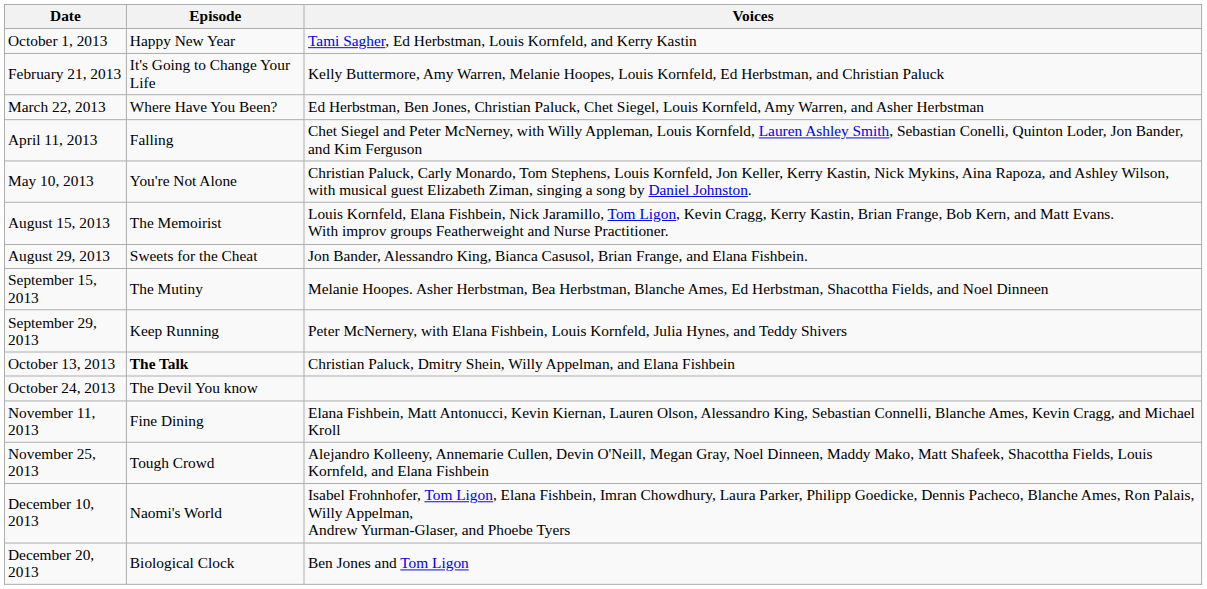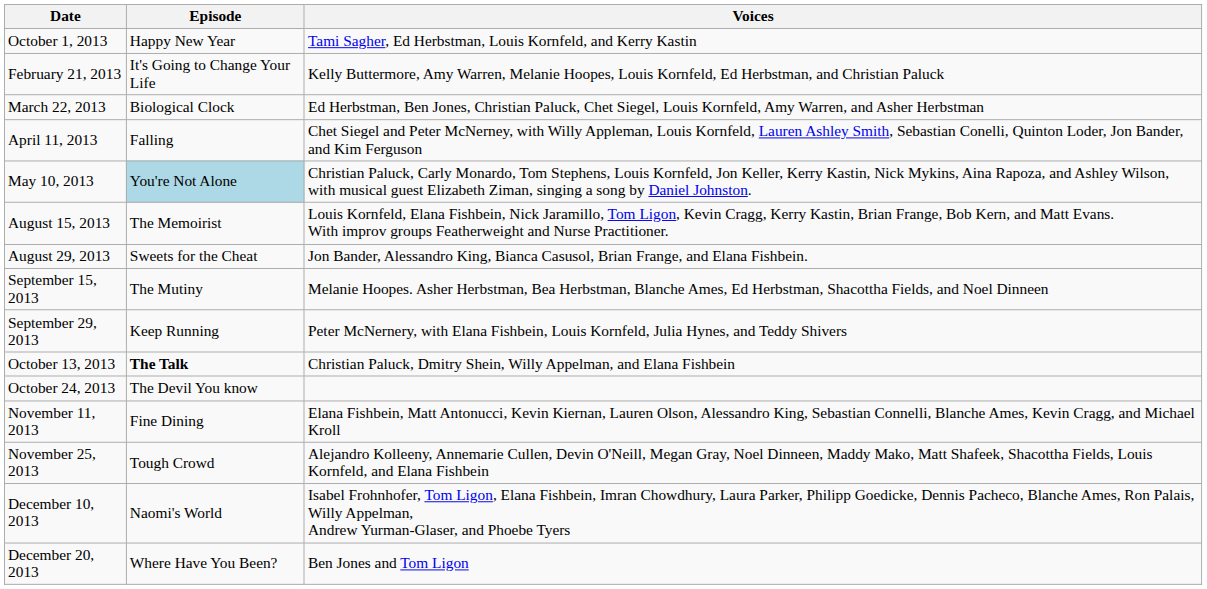(204, 107) Where Have You Been? -> (182, 107) Biological Clock
(183, 181) no background -> (183, 181) lightblue background
(182, 563) Biological Clock -> (204, 563) Where Have You Been?
